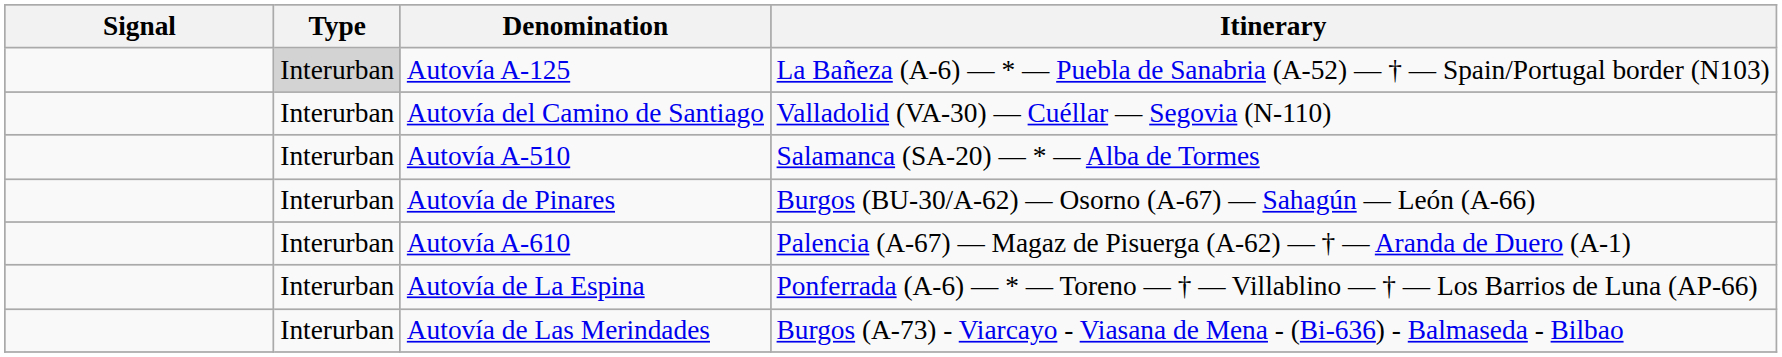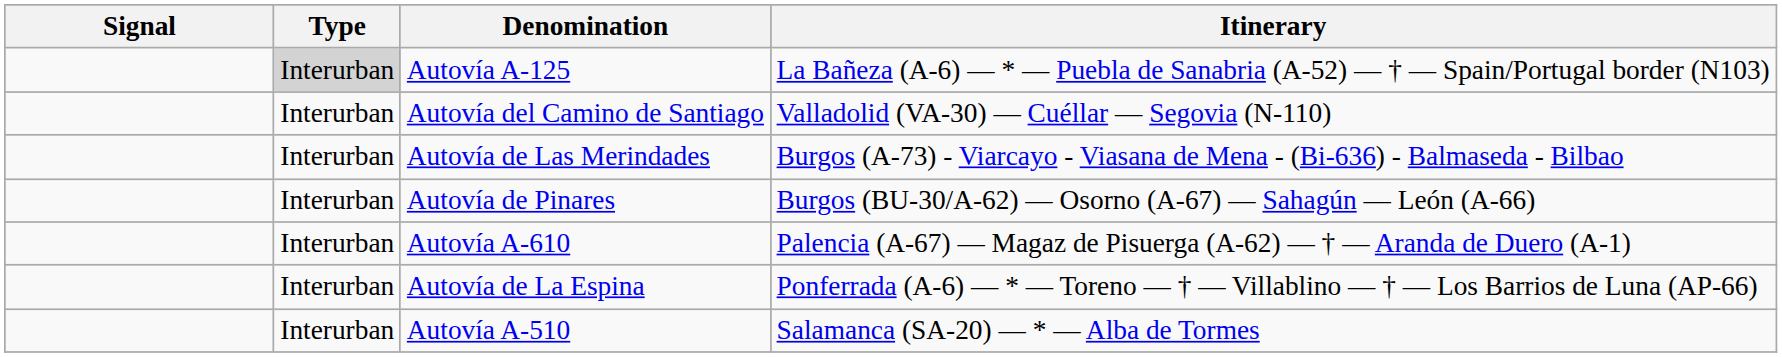rows swapped: (489, 156) <-> (558, 329)
